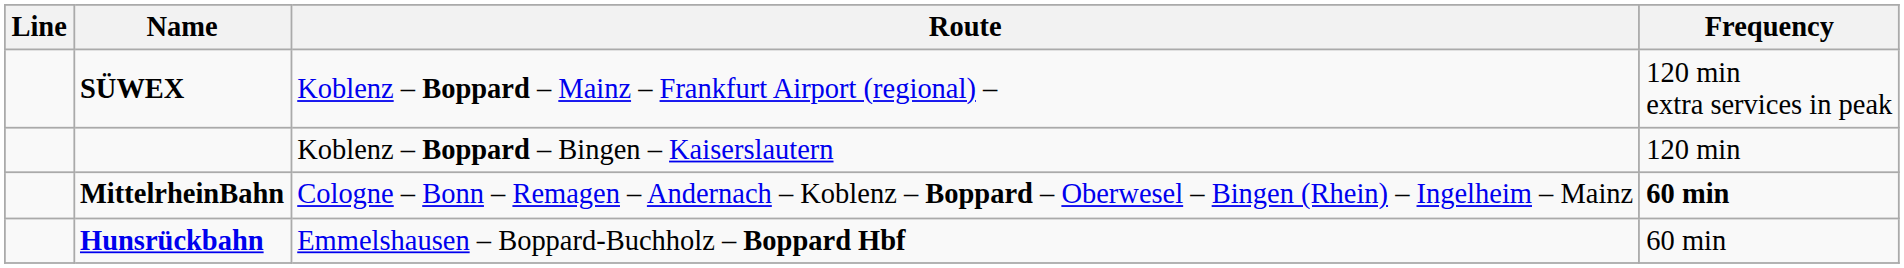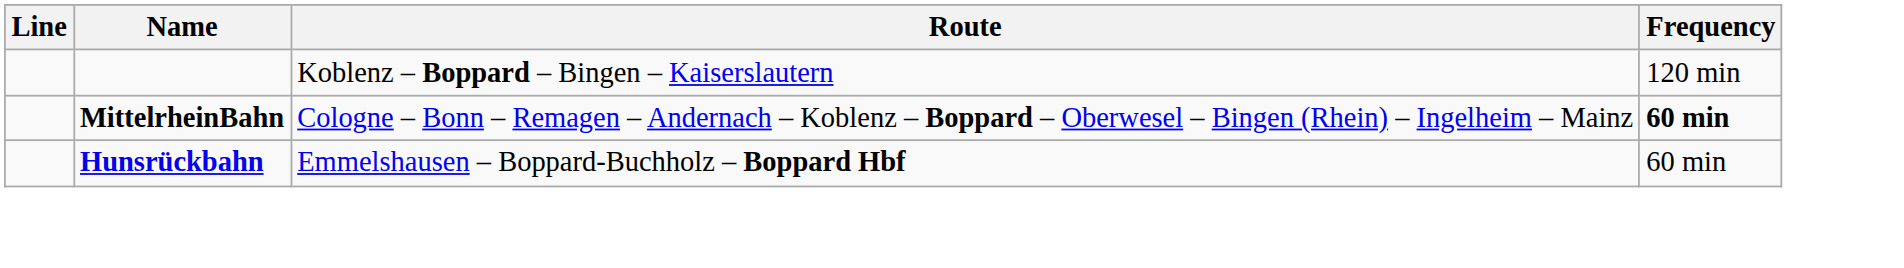- row: (132, 88)
